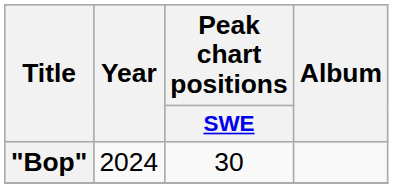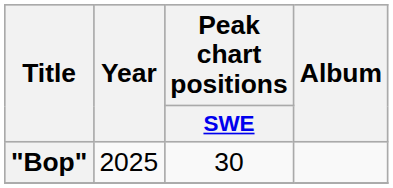(129, 162) 2024 -> (129, 162) 2025
